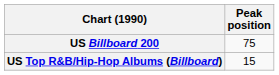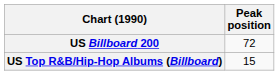(249, 43) 75 -> (249, 43) 72
